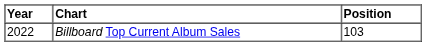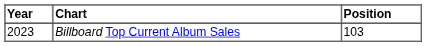(21, 32) 2022 -> (21, 32) 2023
